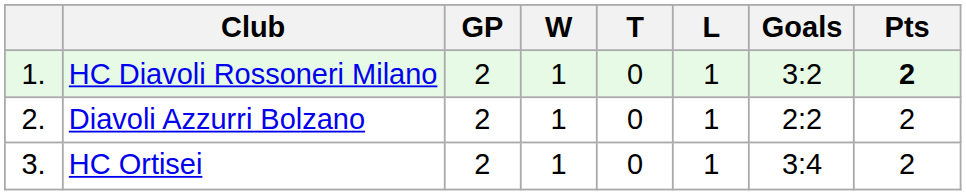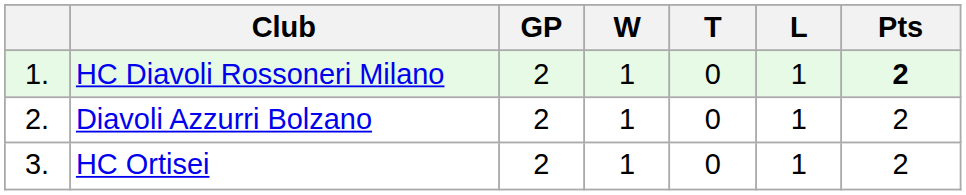- column: (802, 27)
